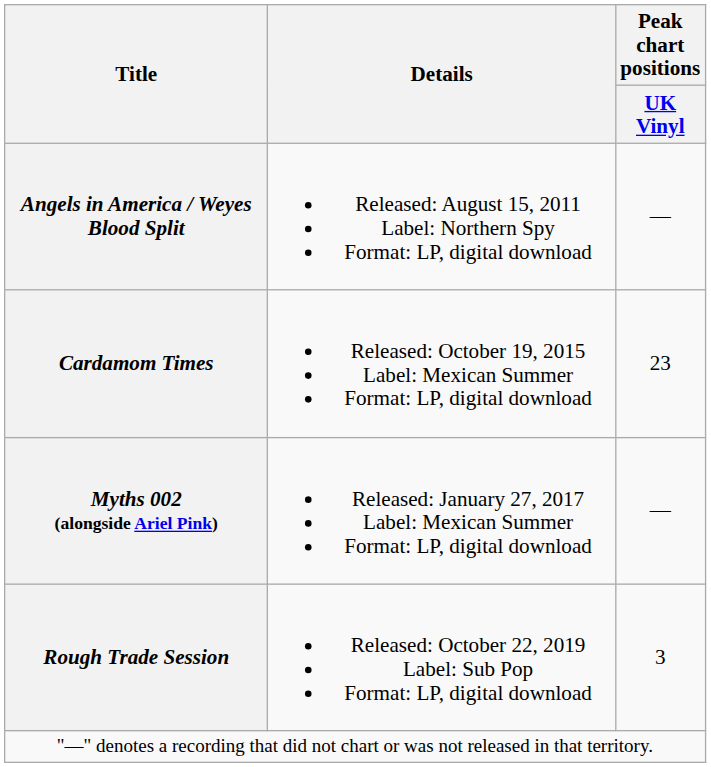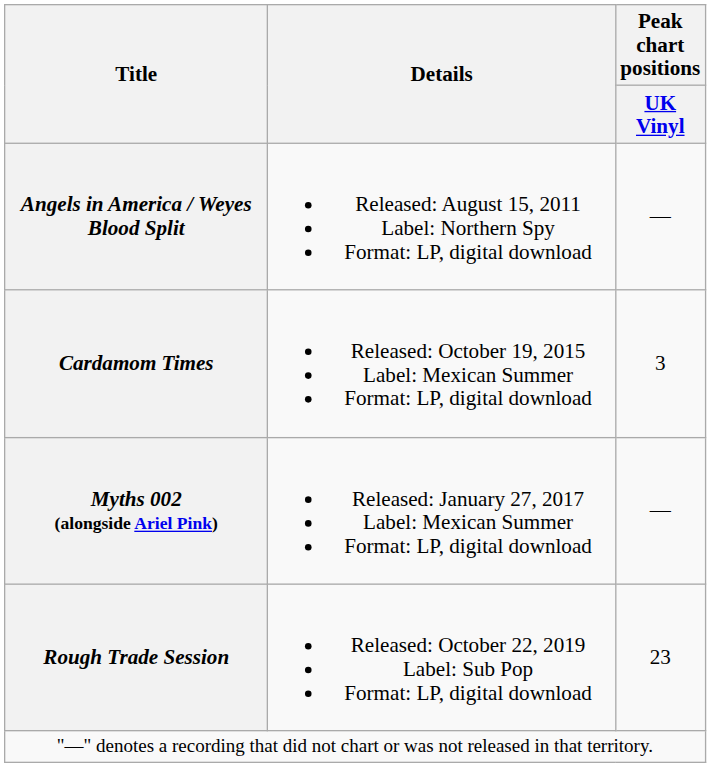(660, 363) 23 -> (660, 363) 3
(660, 657) 3 -> (660, 657) 23
